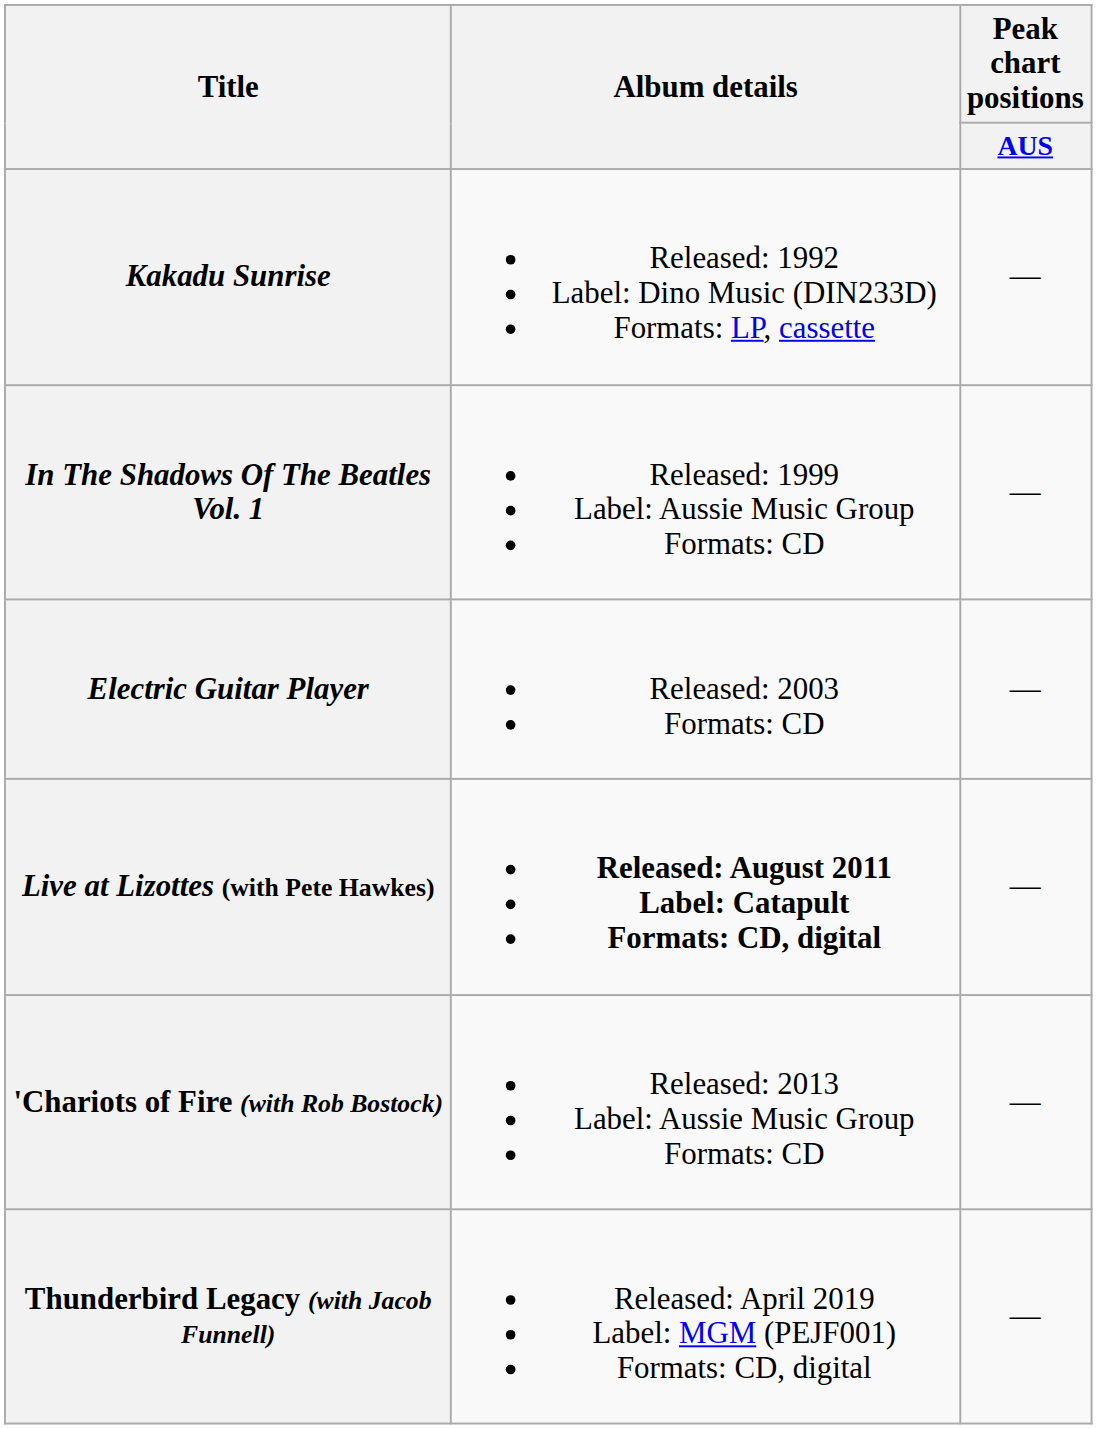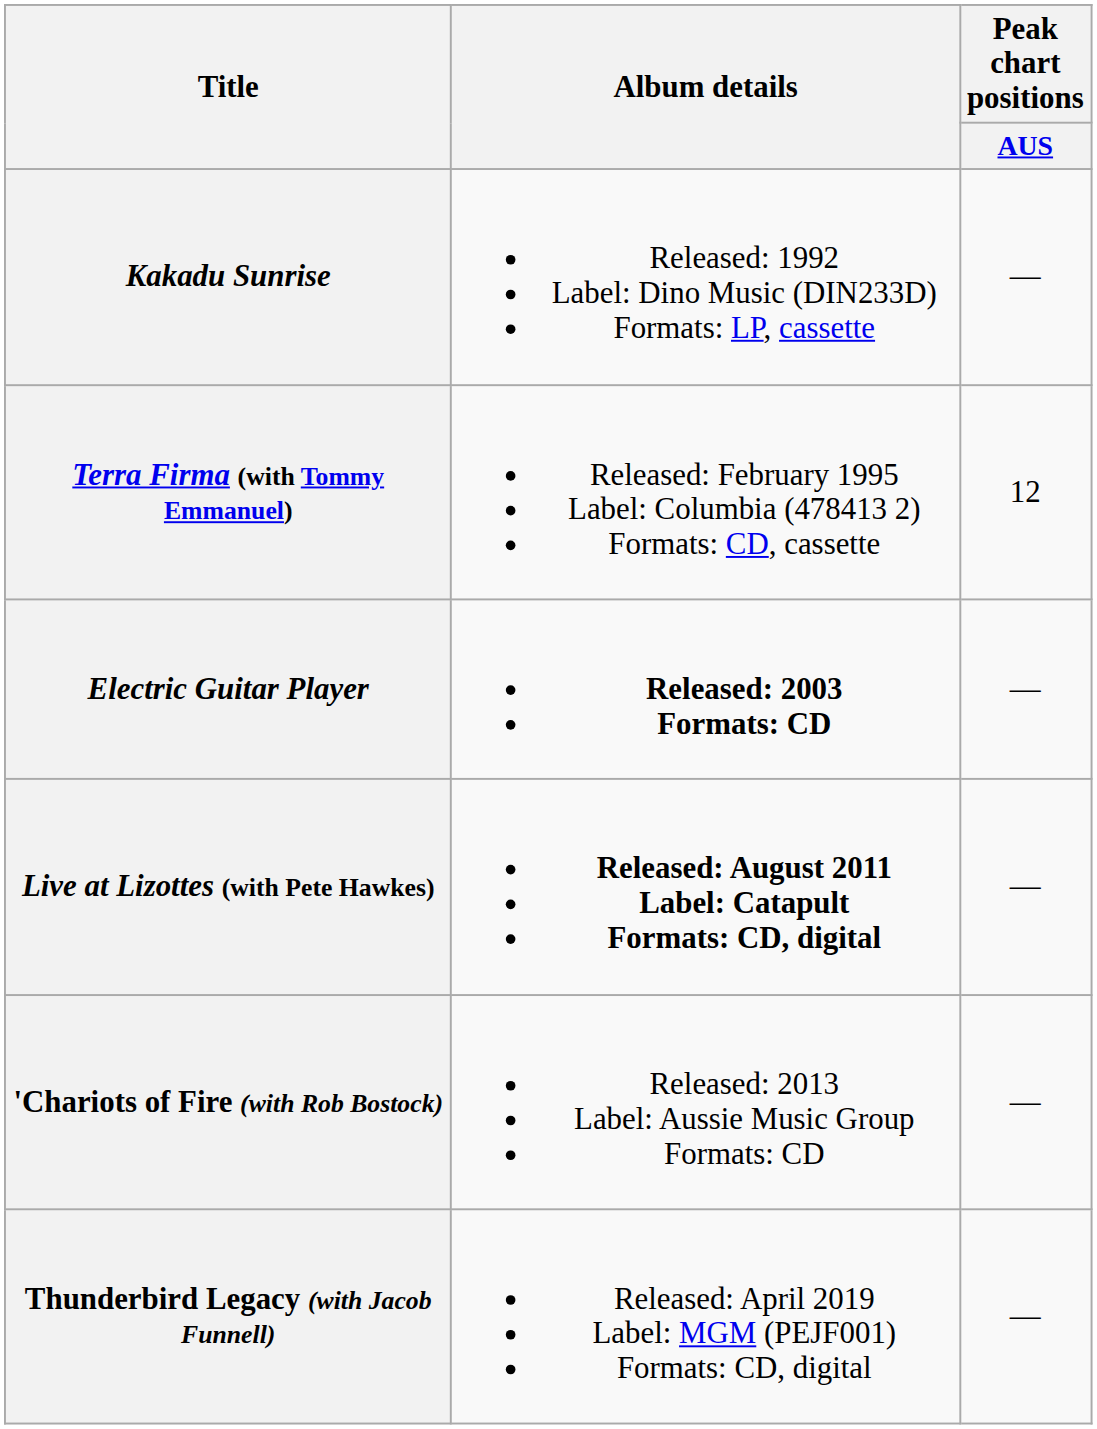+ row: (228, 491)
- row: (228, 491)
(706, 707) normal -> (706, 707) bold
